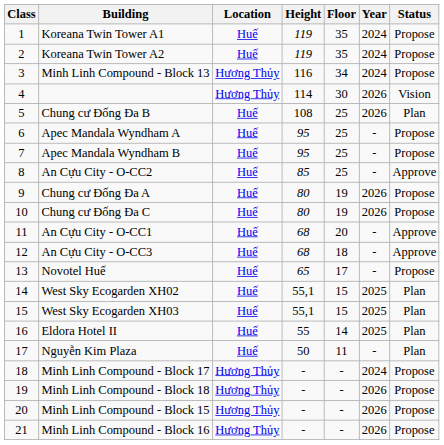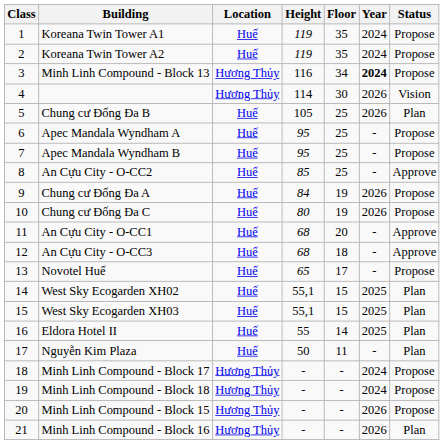(374, 73) normal -> (374, 73) bold
(303, 113) 108 -> (303, 113) 105
(303, 192) 80 -> (303, 192) 84
(374, 390) 2026 -> (374, 390) 2024
(414, 430) Propose -> (414, 430) Plan
